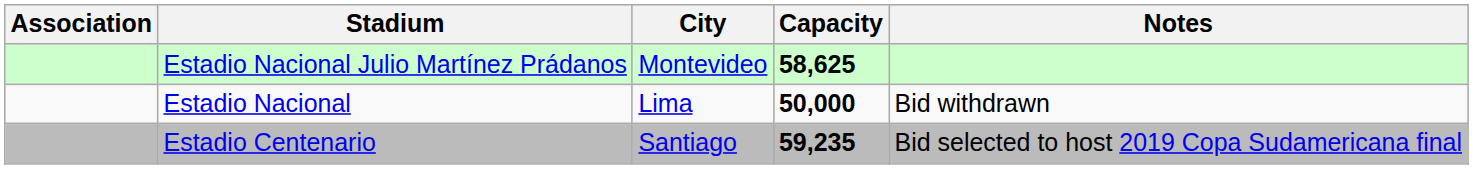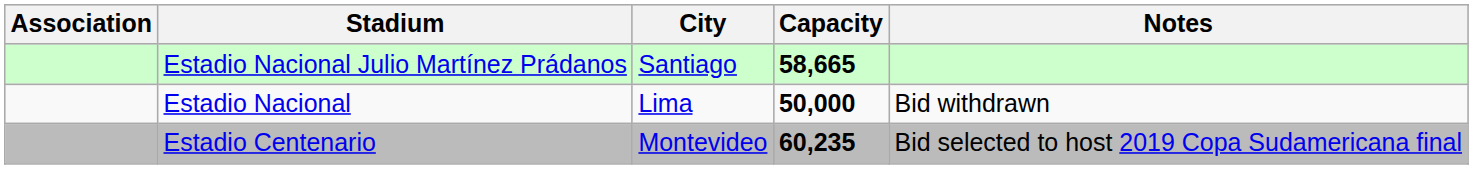(703, 63) Montevideo -> (688, 63) Santiago
(817, 63) 58,625 -> (817, 63) 58,665
(688, 143) Santiago -> (703, 143) Montevideo
(817, 143) 59,235 -> (817, 143) 60,235
